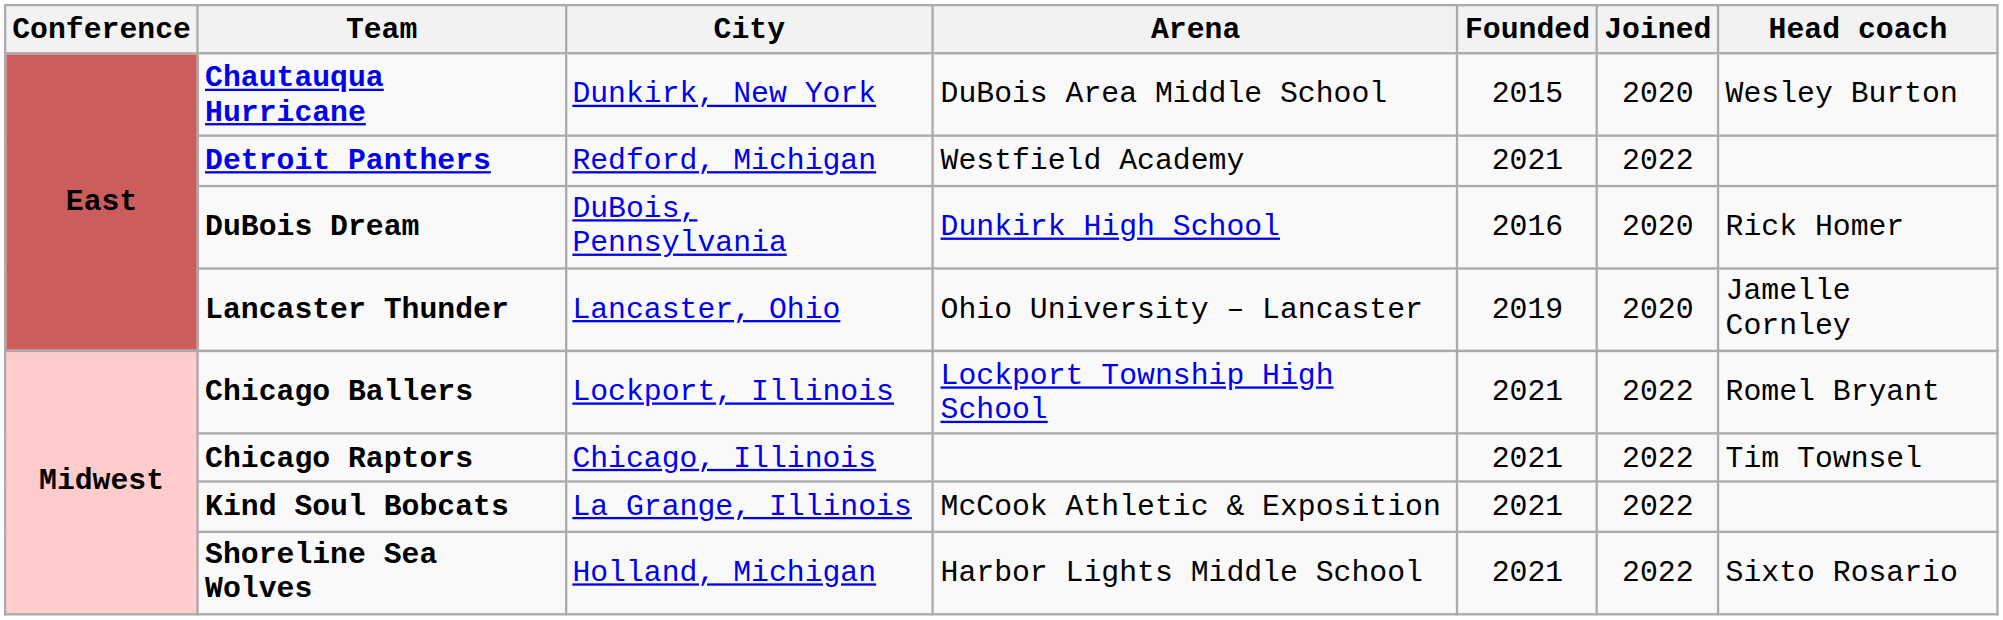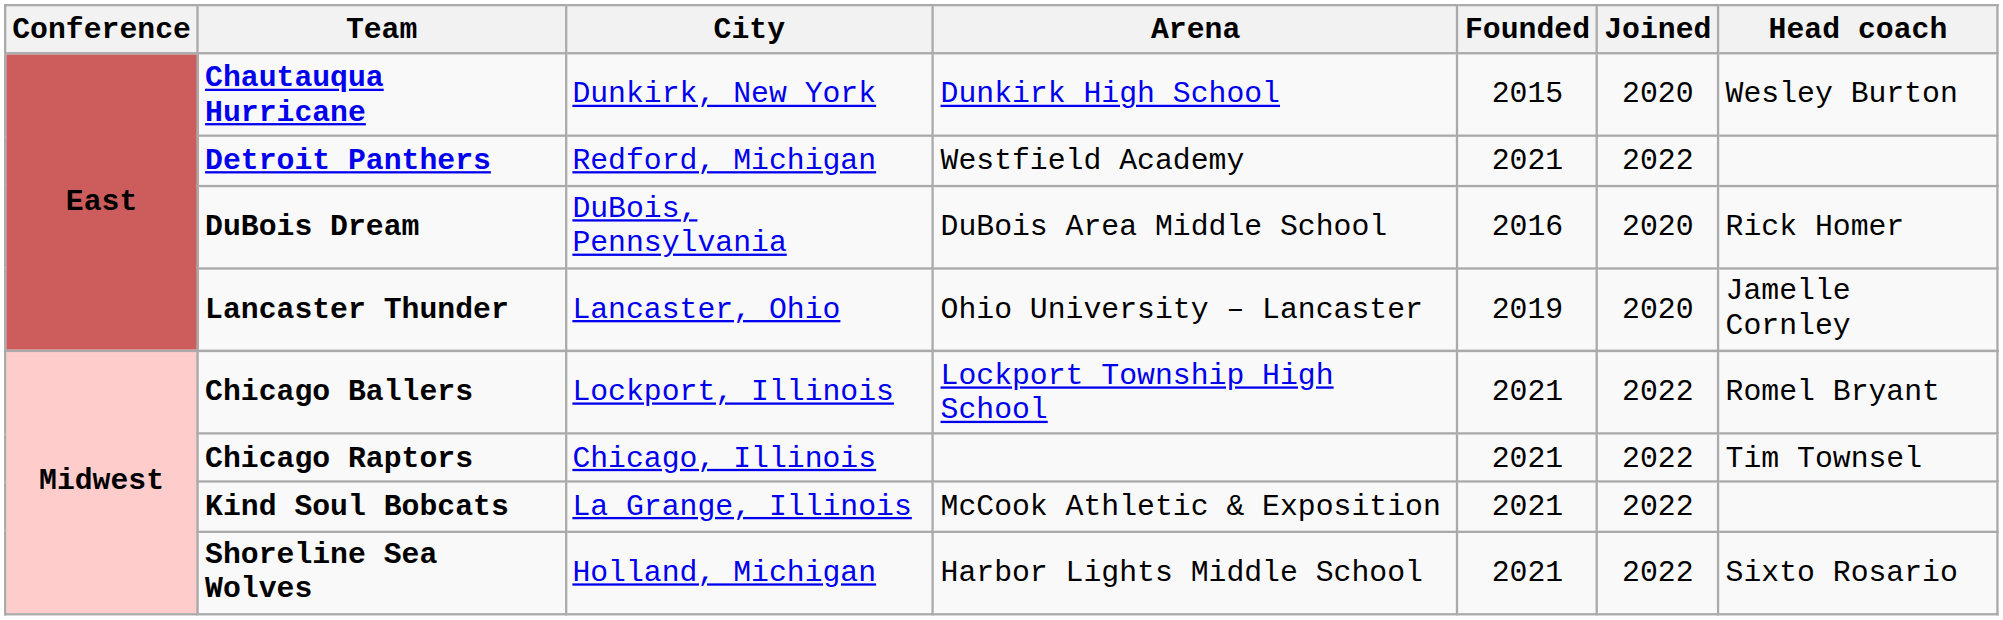(1164, 95) DuBois Area Middle School -> (1110, 95) Dunkirk High School
(1110, 226) Dunkirk High School -> (1164, 226) DuBois Area Middle School
